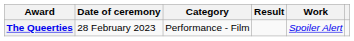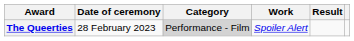columns swapped: (316, 12) <-> (269, 12)
(207, 28) no background -> (207, 28) lightgrey background
